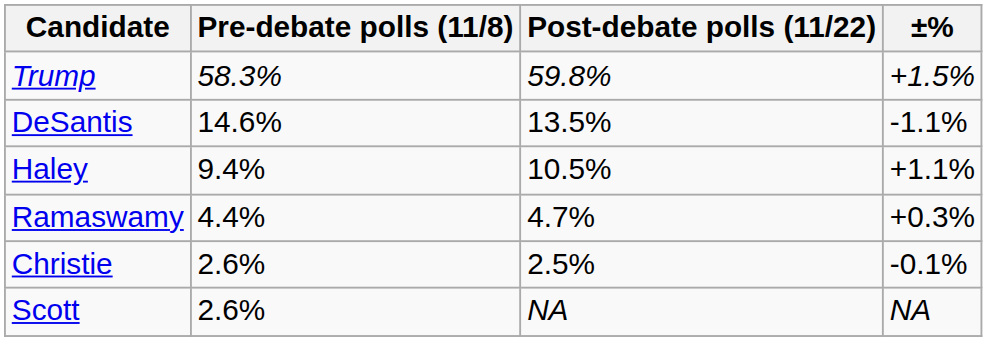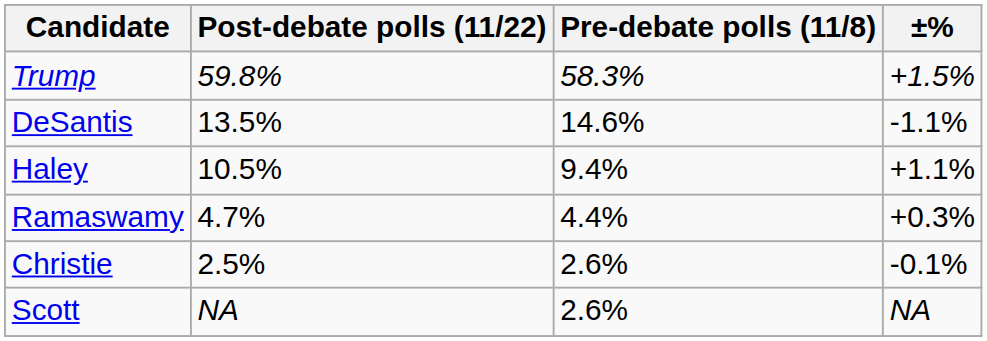columns swapped: (355, 28) <-> (702, 28)
